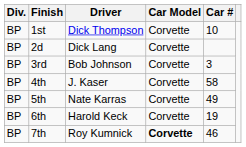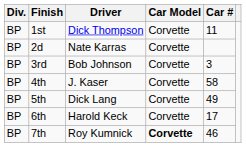(212, 30) 10 -> (212, 30) 11
(92, 47) Dick Lang -> (97, 47) Nate Karras
(97, 99) Nate Karras -> (92, 99) Dick Lang
(212, 116) 19 -> (212, 116) 17
